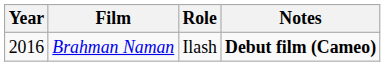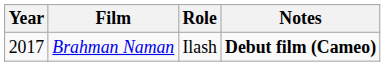(26, 46) 2016 -> (26, 46) 2017
